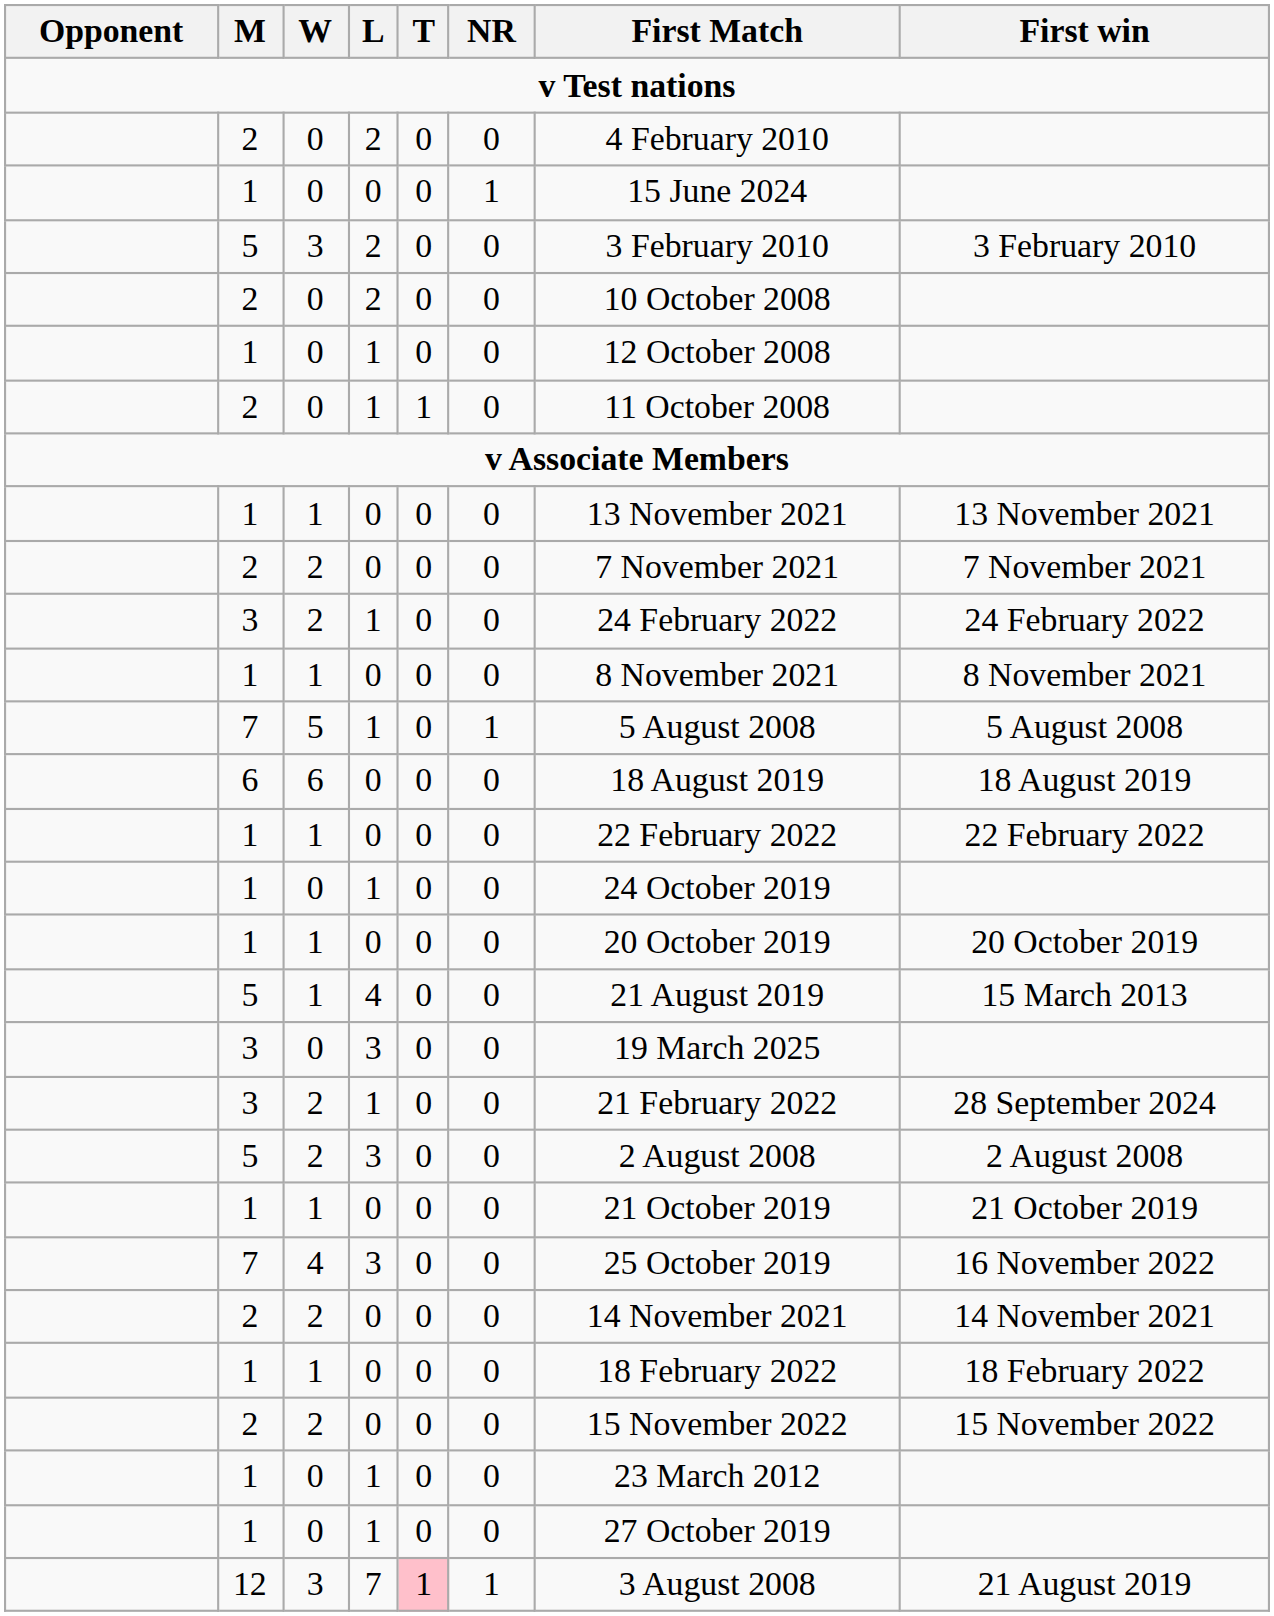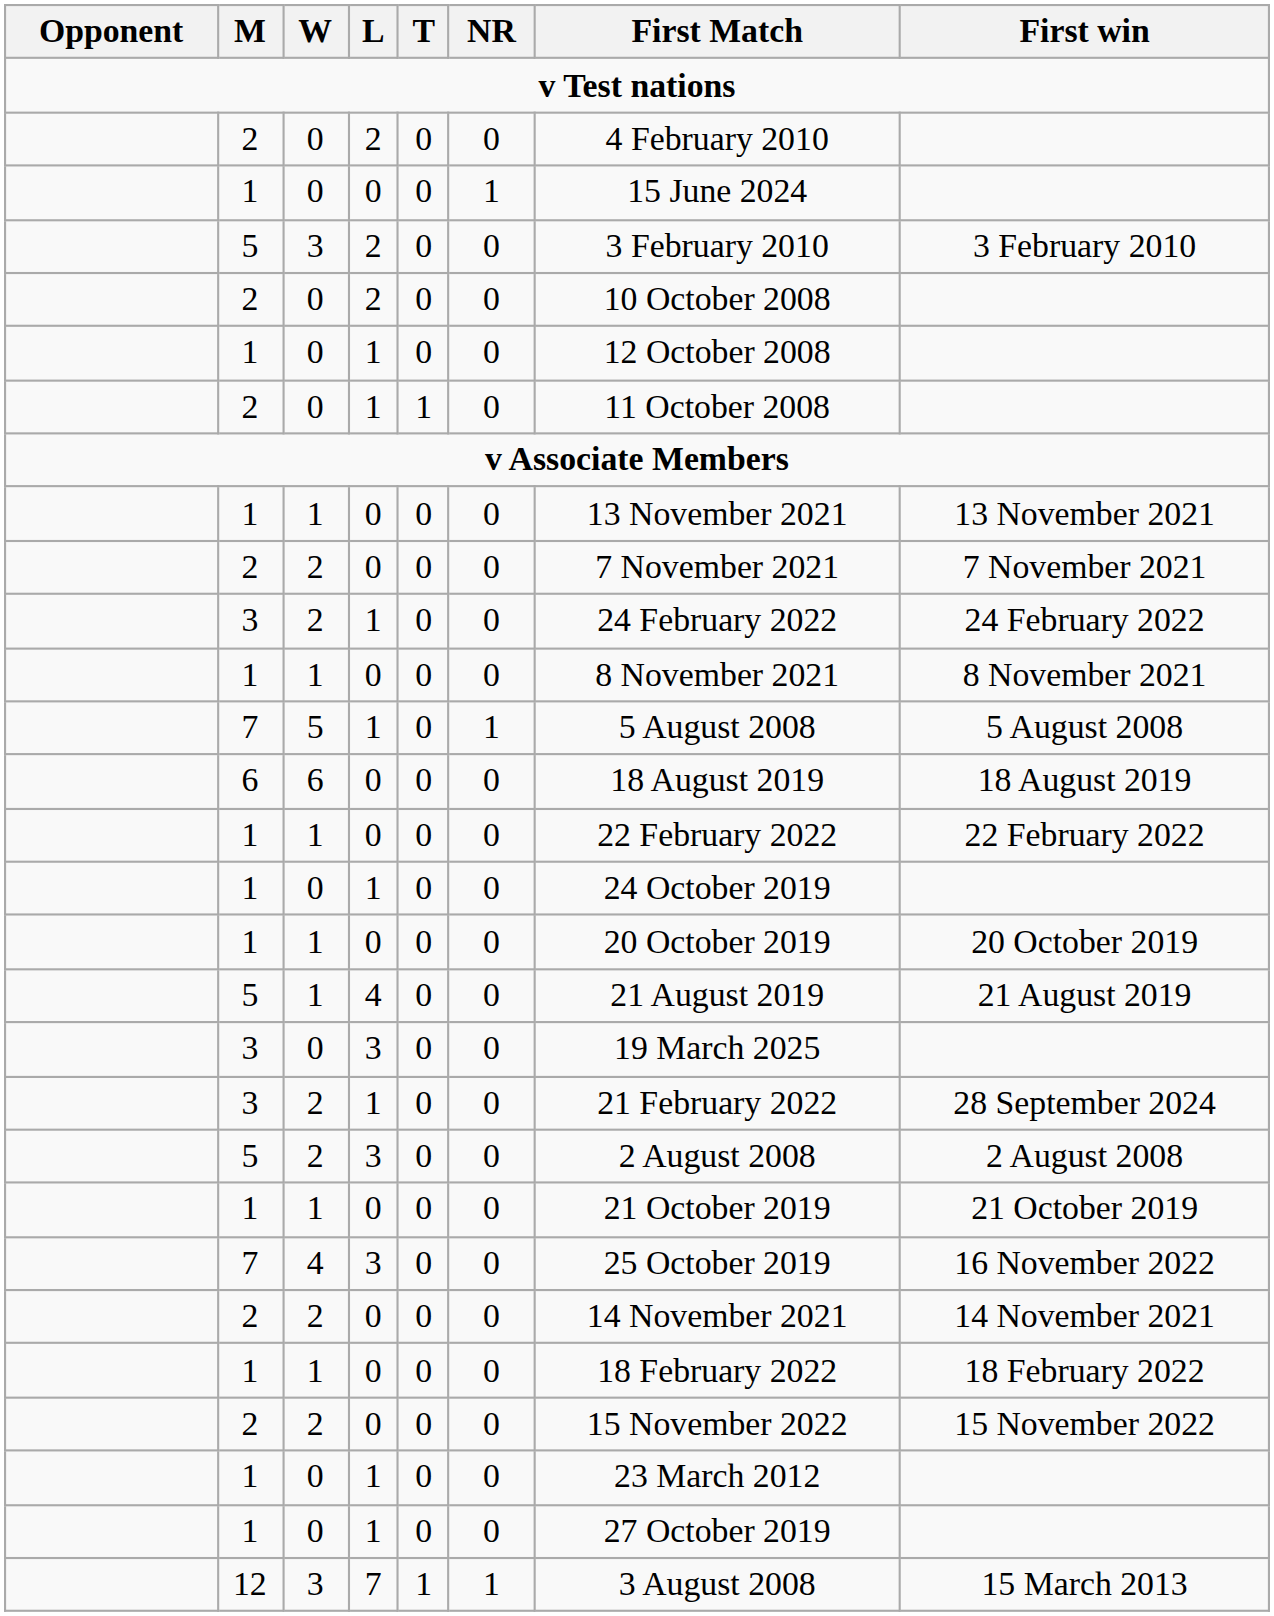(1085, 995) 15 March 2013 -> (1085, 995) 21 August 2019
(424, 1583) pink background -> (424, 1583) no background
(1085, 1583) 21 August 2019 -> (1085, 1583) 15 March 2013
